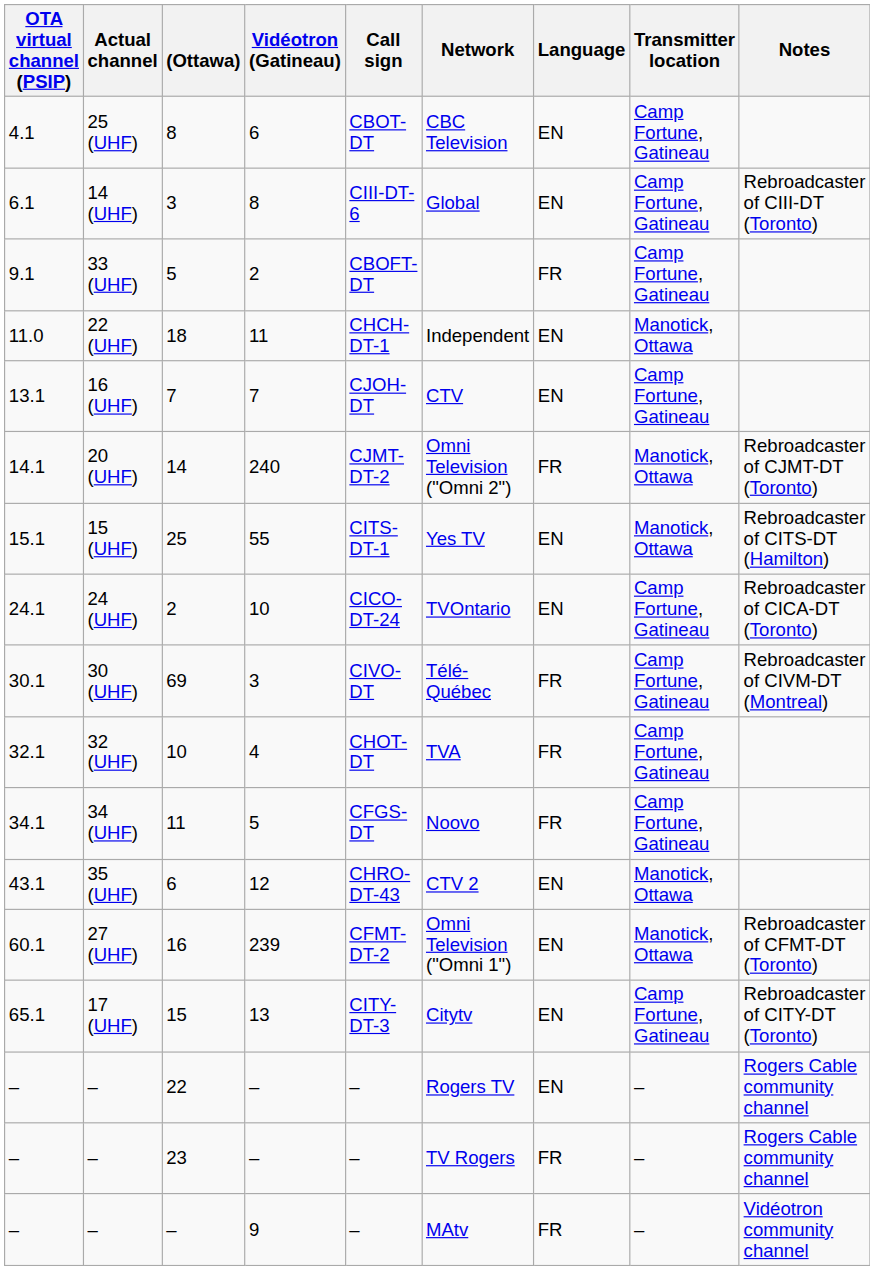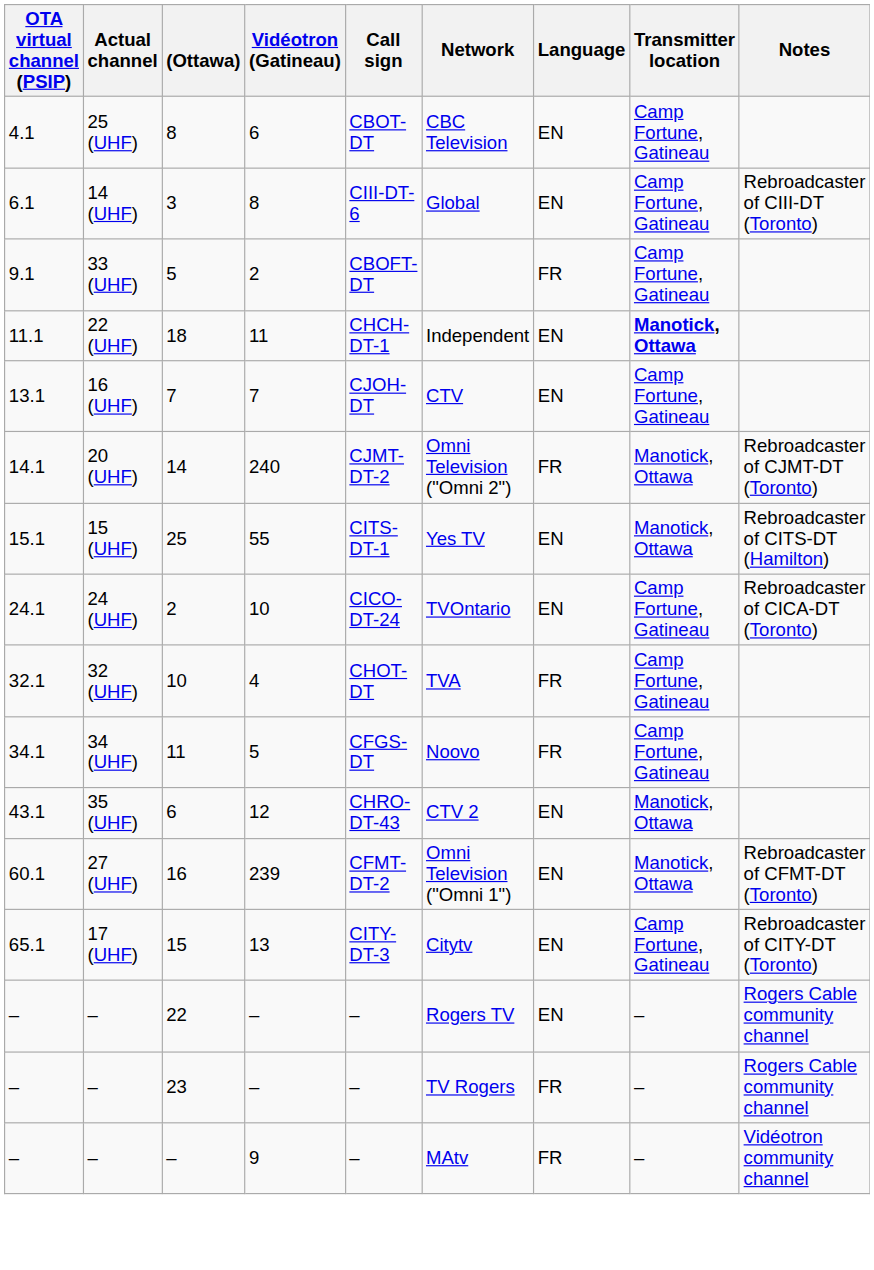(26, 335) 11.0 -> (26, 335) 11.1
(674, 335) normal -> (677, 335) bold
- row: (177, 680)
